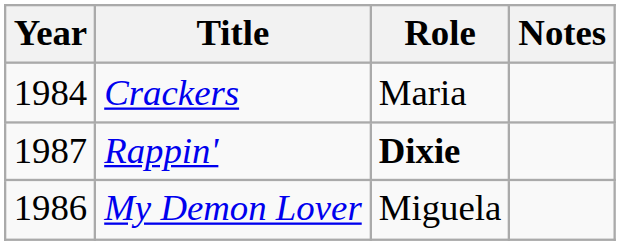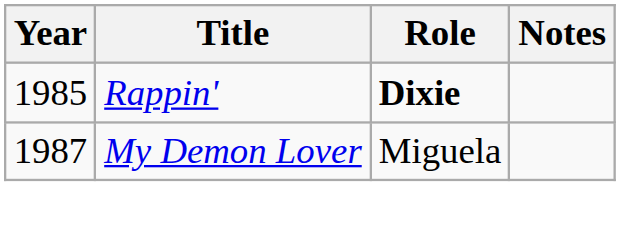- row: (172, 92)
(50, 150) 1987 -> (50, 92) 1985
(50, 208) 1986 -> (50, 150) 1987
